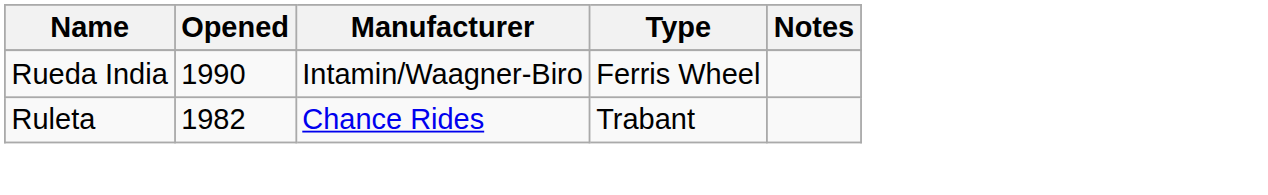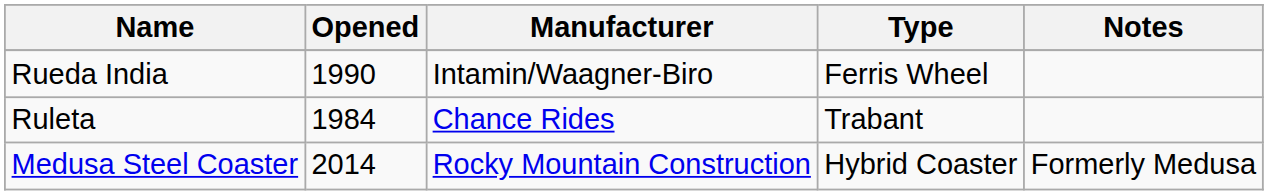(213, 119) 1982 -> (344, 119) 1984
+ row: (155, 165)
